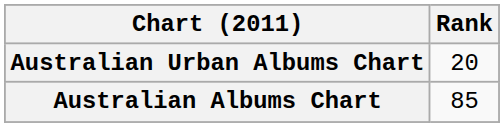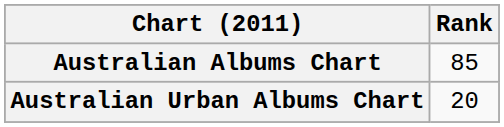rows swapped: (218, 102) <-> (218, 63)
